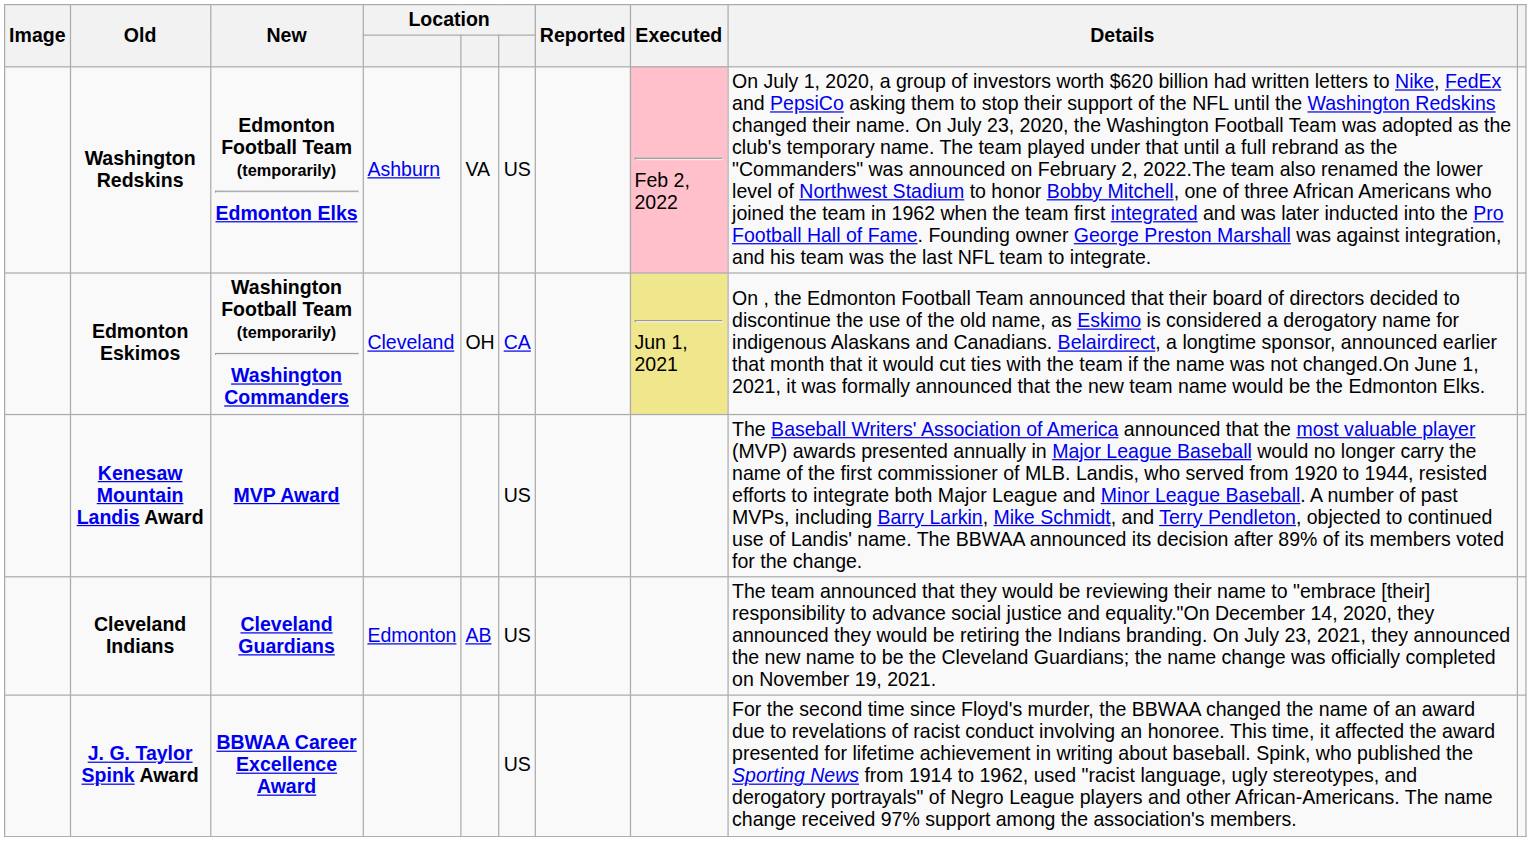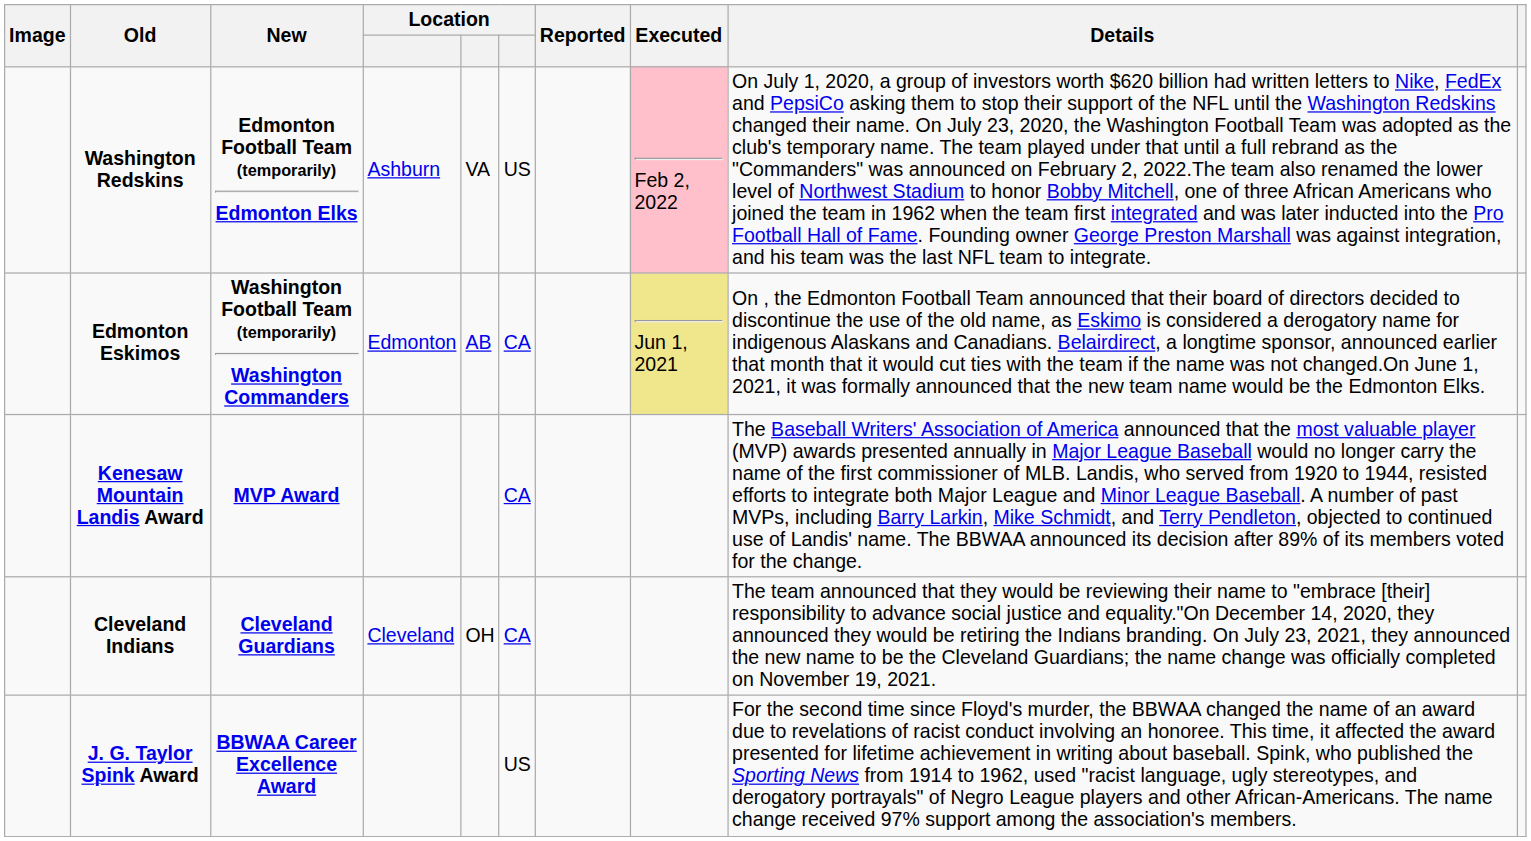(411, 343) Cleveland -> (412, 343) Edmonton
(480, 343) OH -> (478, 343) AB
(517, 495) US -> (517, 495) CA
(412, 635) Edmonton -> (411, 635) Cleveland
(478, 635) AB -> (480, 635) OH
(517, 635) US -> (517, 635) CA
